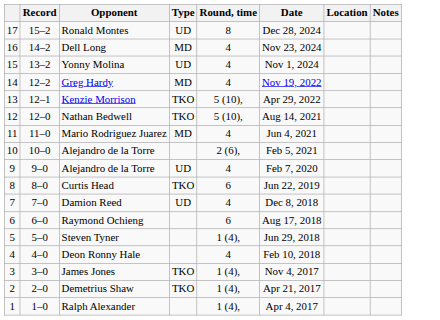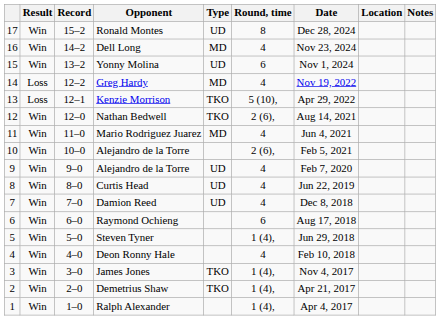+ column: (38, 13)
(228, 64) 4 -> (263, 64) 6
(228, 116) 5 (10), -> (263, 116) 2 (6),
(183, 185) TKO -> (218, 185) UD
(228, 185) 6 -> (263, 185) 4
